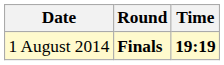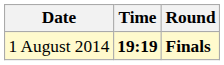columns swapped: (195, 18) <-> (142, 18)
